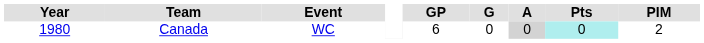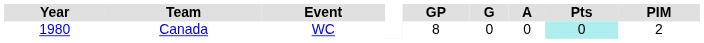(436, 30) 6 -> (436, 30) 8
(527, 30) lightgrey background -> (527, 30) no background
